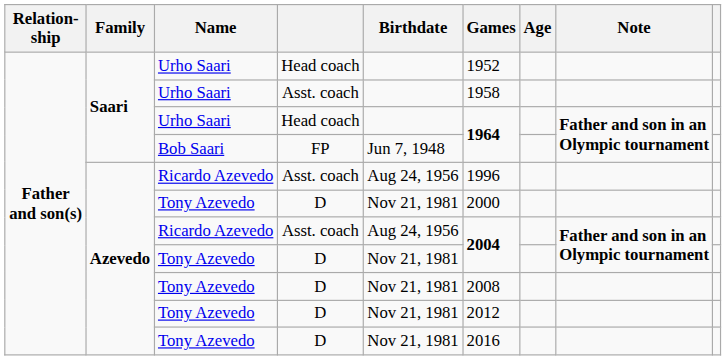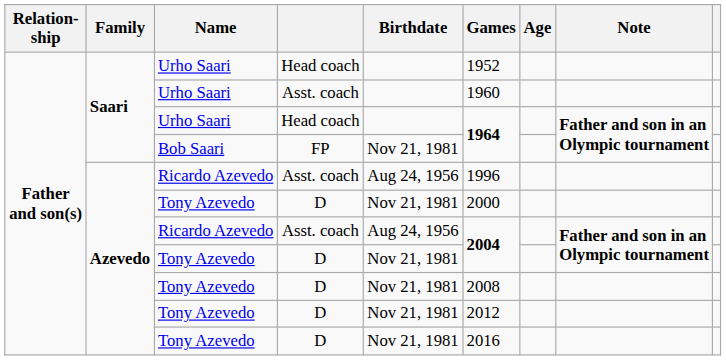(483, 93) 1958 -> (483, 93) 1960
(406, 148) Jun 7, 1948 -> (413, 148) Nov 21, 1981
